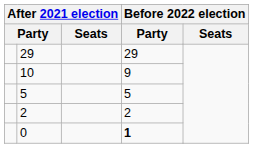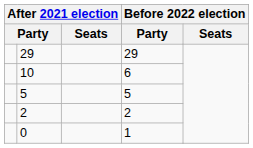(127, 73) 9 -> (127, 73) 6
(127, 133) bold -> (127, 133) normal
